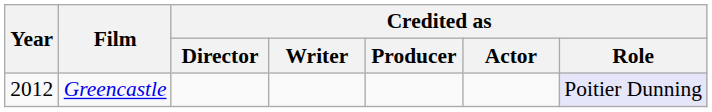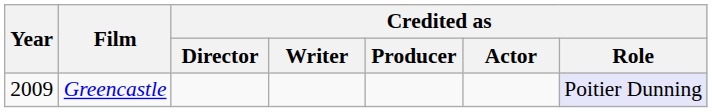(32, 89) 2012 -> (32, 89) 2009
